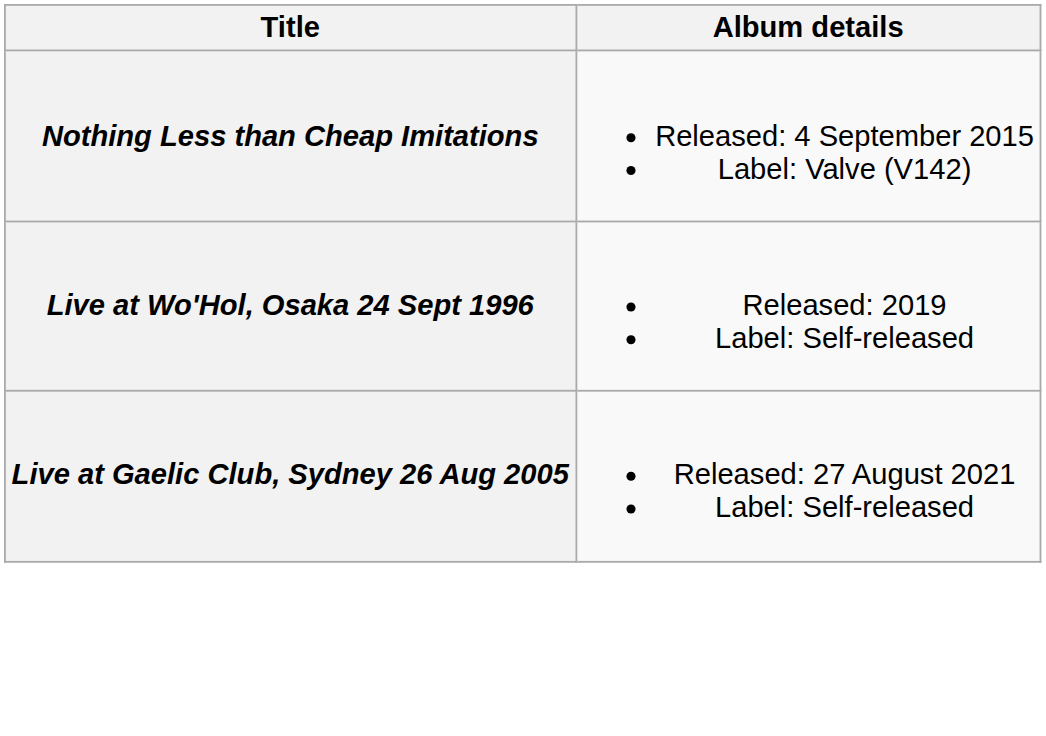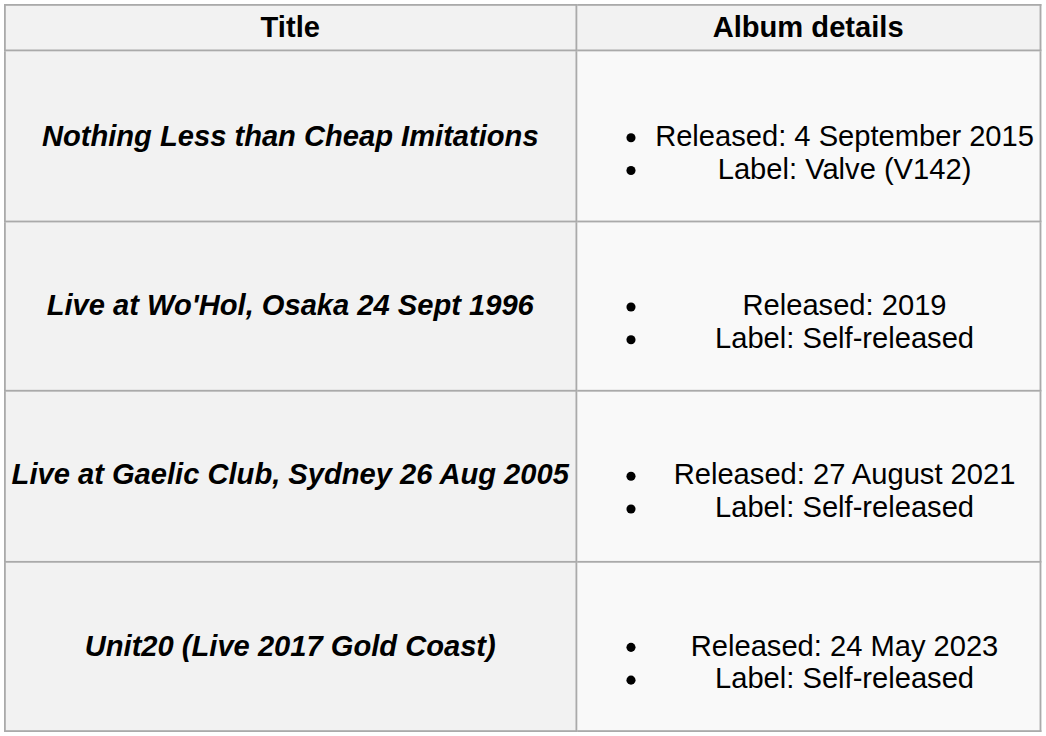+ row: (290, 645)
